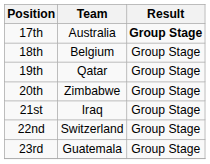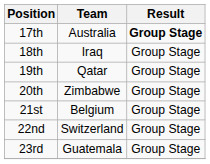(92, 52) Belgium -> (92, 52) Iraq
(92, 110) Iraq -> (92, 110) Belgium
